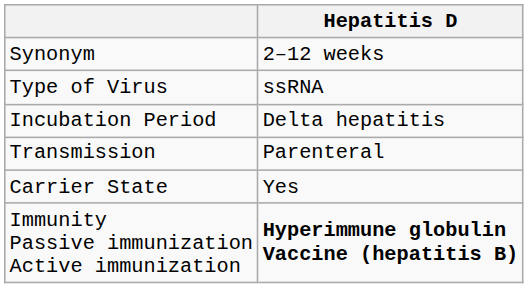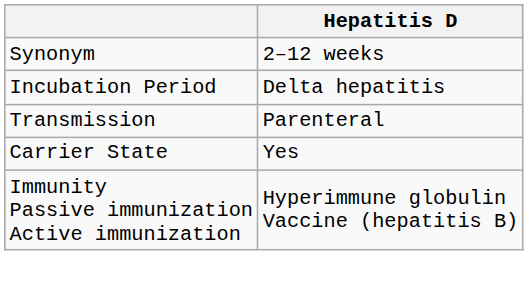- row: (89, 87)
(390, 243) bold -> (390, 210) normal
